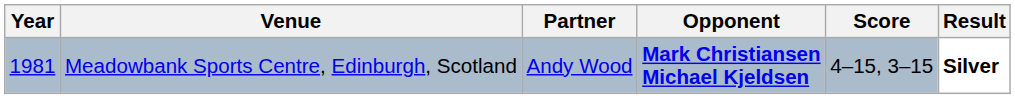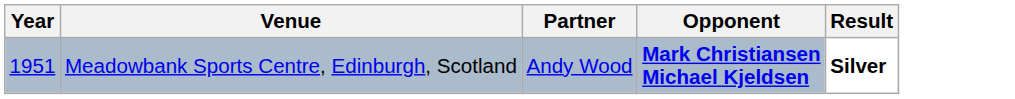- column: (882, 21)
(32, 65) 1981 -> (32, 65) 1951
